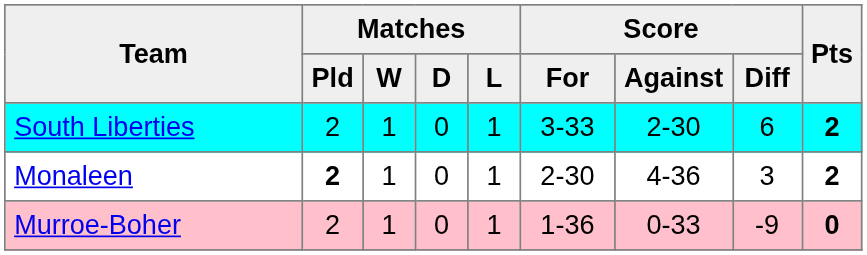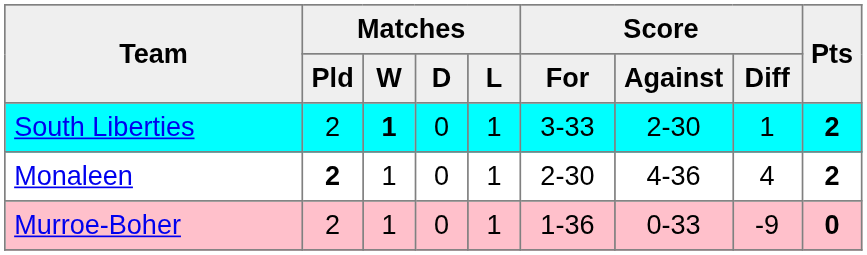(389, 127) normal -> (389, 127) bold
(767, 127) 6 -> (767, 127) 1
(767, 176) 3 -> (767, 176) 4
